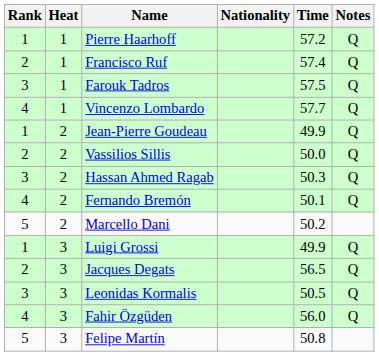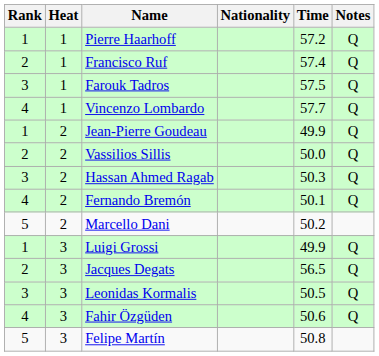(313, 316) 56.0 -> (313, 316) 50.6
